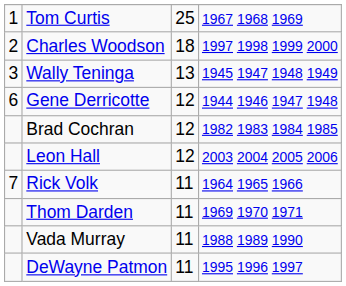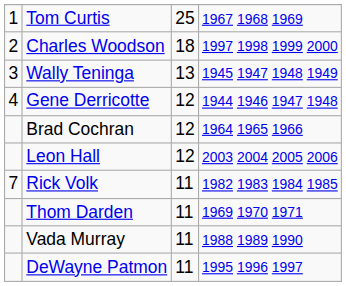(13, 101) 6 -> (13, 101) 4
(270, 129) 1982 1983 1984 1985 -> (252, 129) 1964 1965 1966
(252, 184) 1964 1965 1966 -> (270, 184) 1982 1983 1984 1985
